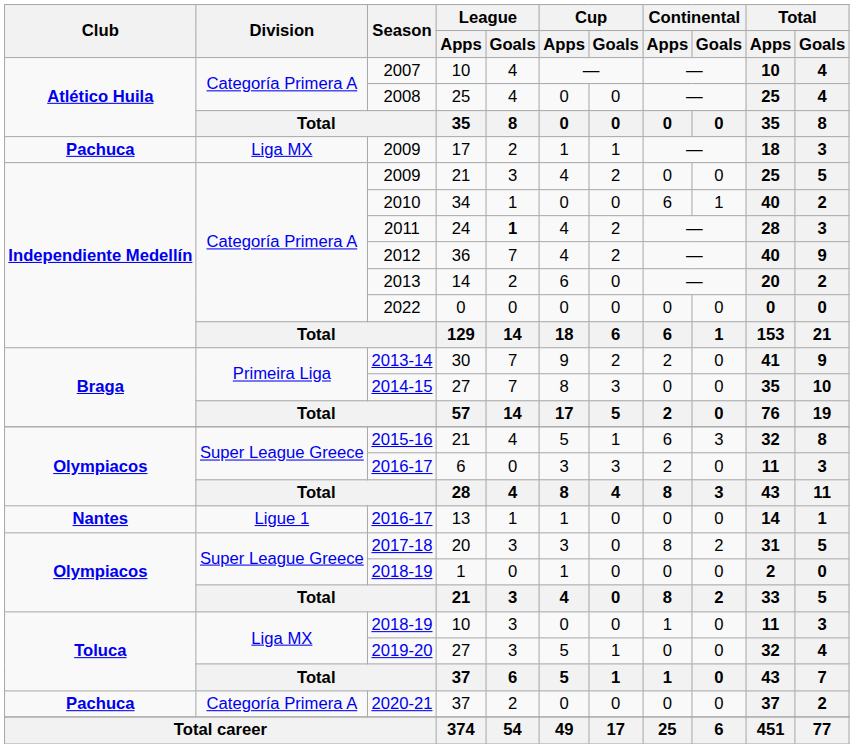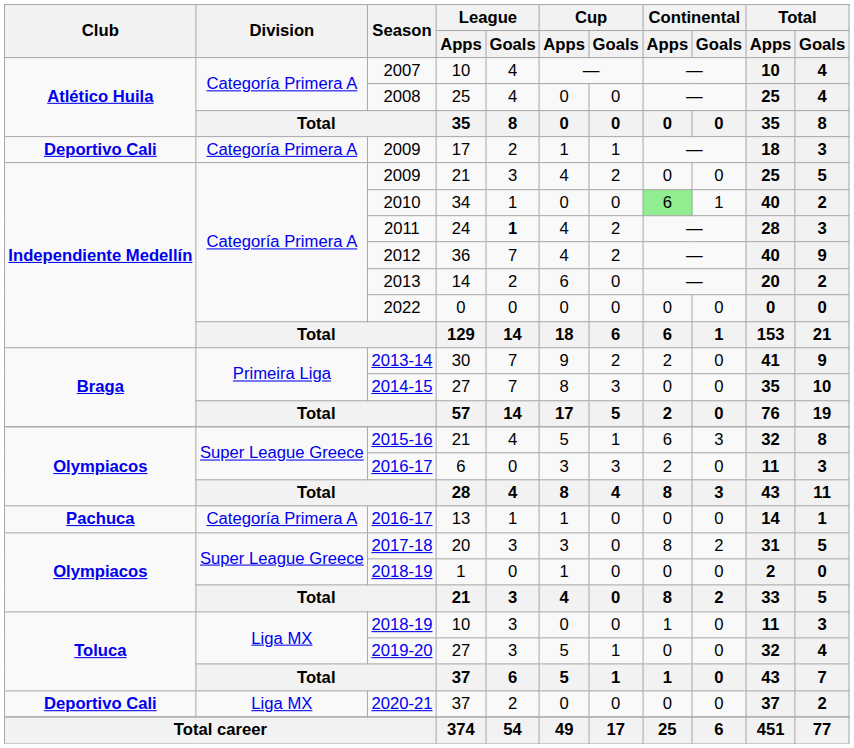(100, 149) Pachuca -> (100, 149) Deportivo Cali
(282, 149) Liga MX -> (282, 149) Categoría Primera A
(667, 202) no background -> (667, 202) lightgreen background
(100, 519) Nantes -> (100, 519) Pachuca
(282, 519) Ligue 1 -> (282, 519) Categoría Primera A
(100, 703) Pachuca -> (100, 703) Deportivo Cali
(282, 703) Categoría Primera A -> (282, 703) Liga MX
